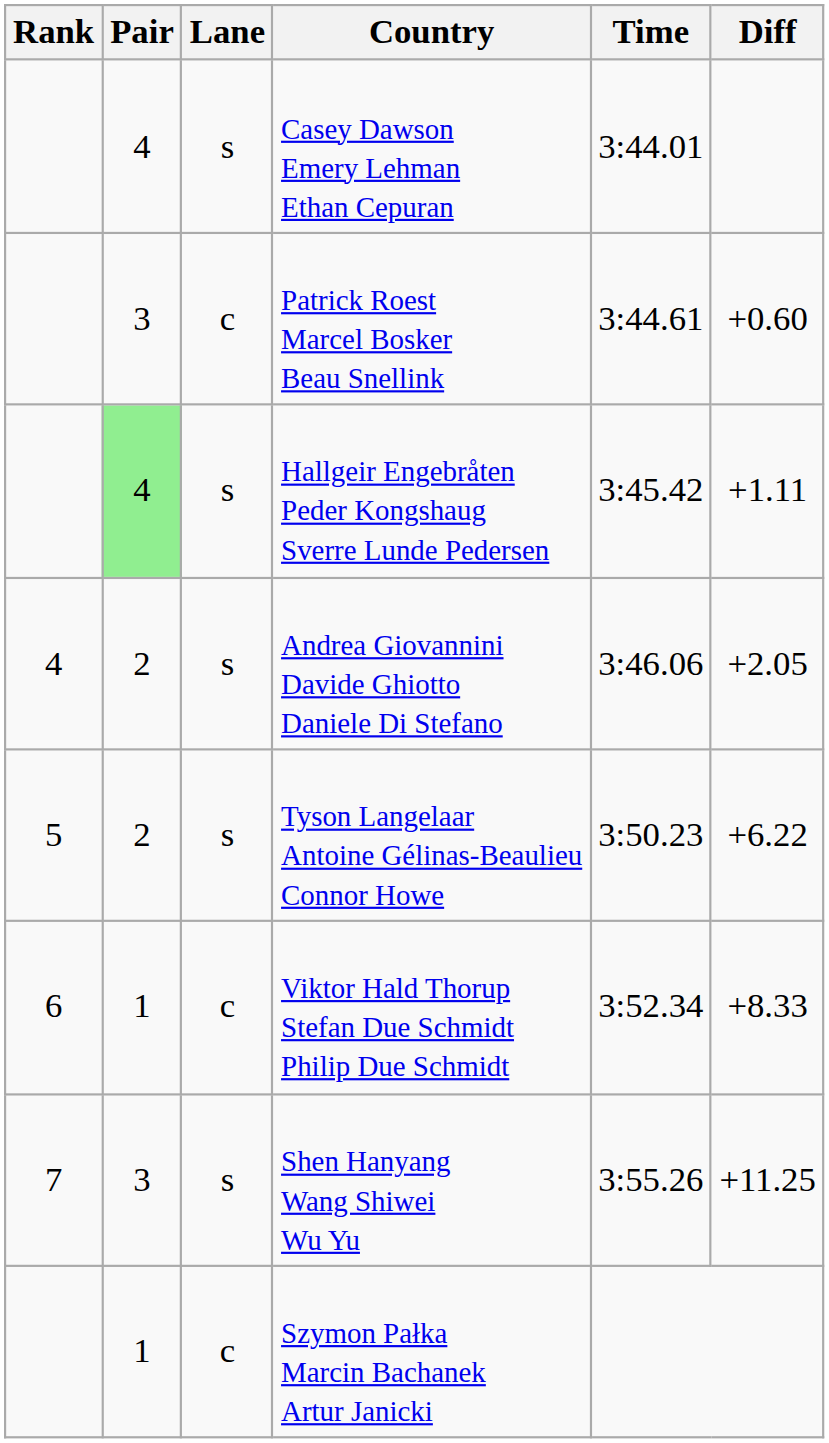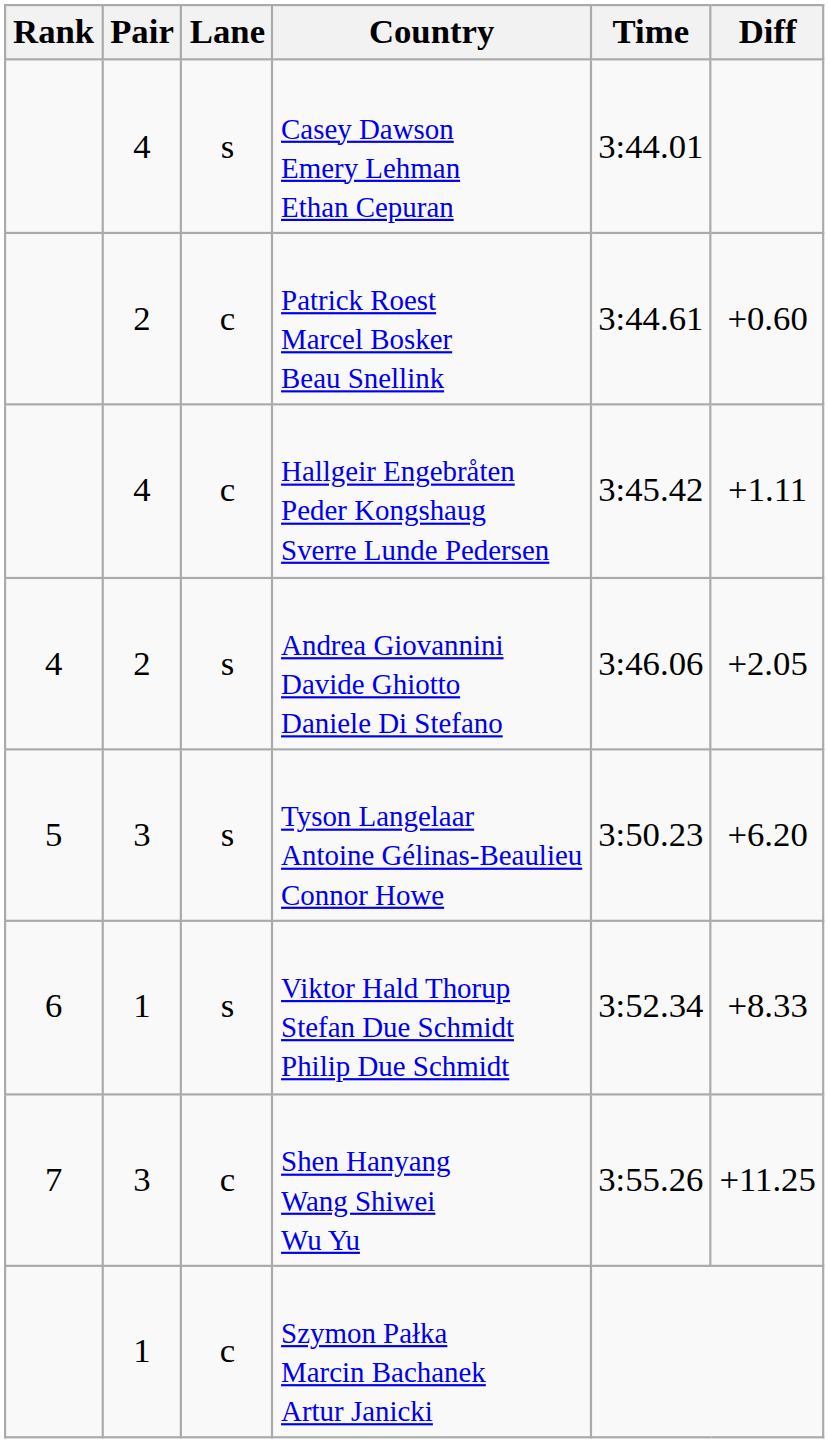(142, 317) 3 -> (142, 317) 2
(142, 490) lightgreen background -> (142, 490) no background
(227, 490) s -> (227, 490) c
(142, 834) 2 -> (142, 834) 3
(768, 834) +6.22 -> (768, 834) +6.20
(227, 1006) c -> (227, 1006) s
(227, 1179) s -> (227, 1179) c
